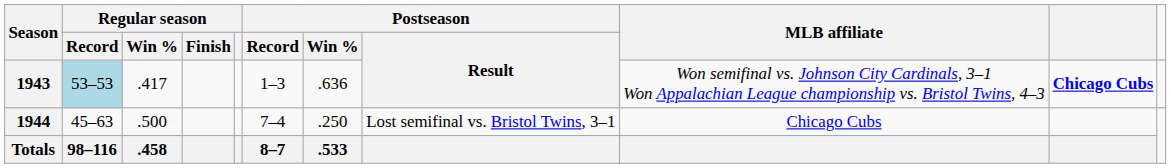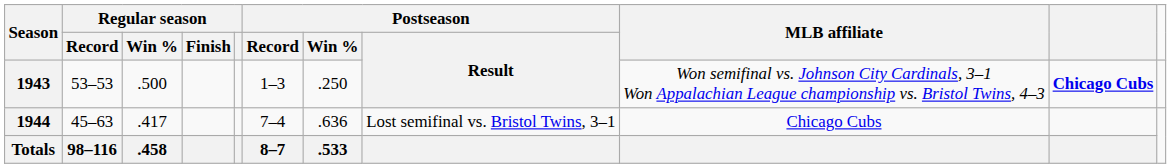(92, 84) lightblue background -> (92, 84) no background
(152, 84) .417 -> (152, 84) .500
(333, 84) .636 -> (333, 84) .250
(152, 122) .500 -> (152, 122) .417
(333, 122) .250 -> (333, 122) .636
